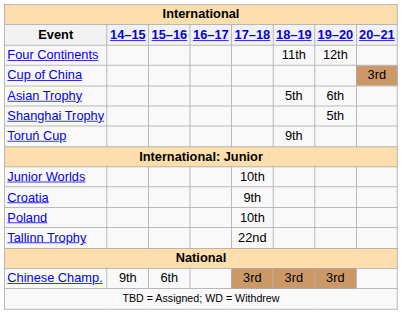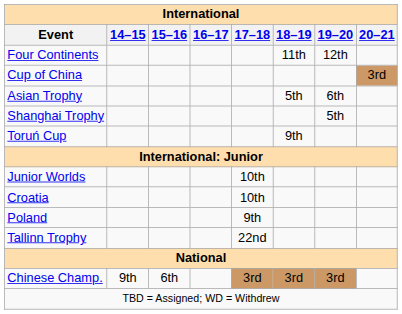(252, 197) 9th -> (252, 197) 10th
(252, 217) 10th -> (252, 217) 9th
